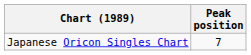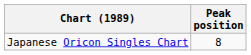(218, 42) 7 -> (218, 42) 8
